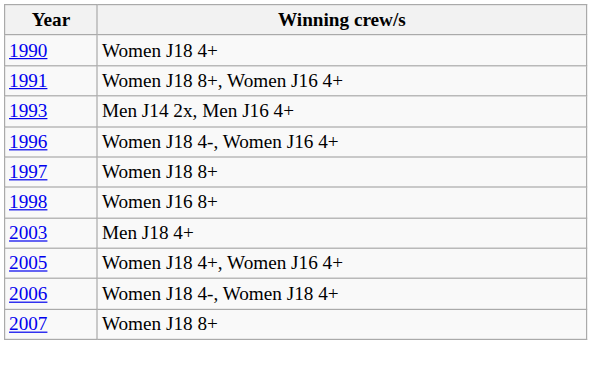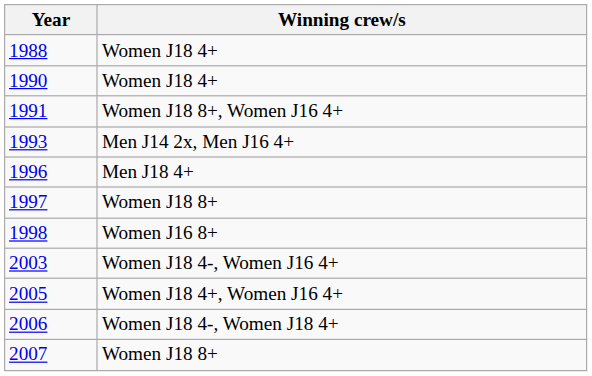+ row: (28, 50)
(220, 141) Women J18 4-, Women J16 4+ -> (148, 171) Men J18 4+
(148, 232) Men J18 4+ -> (220, 263) Women J18 4-, Women J16 4+
